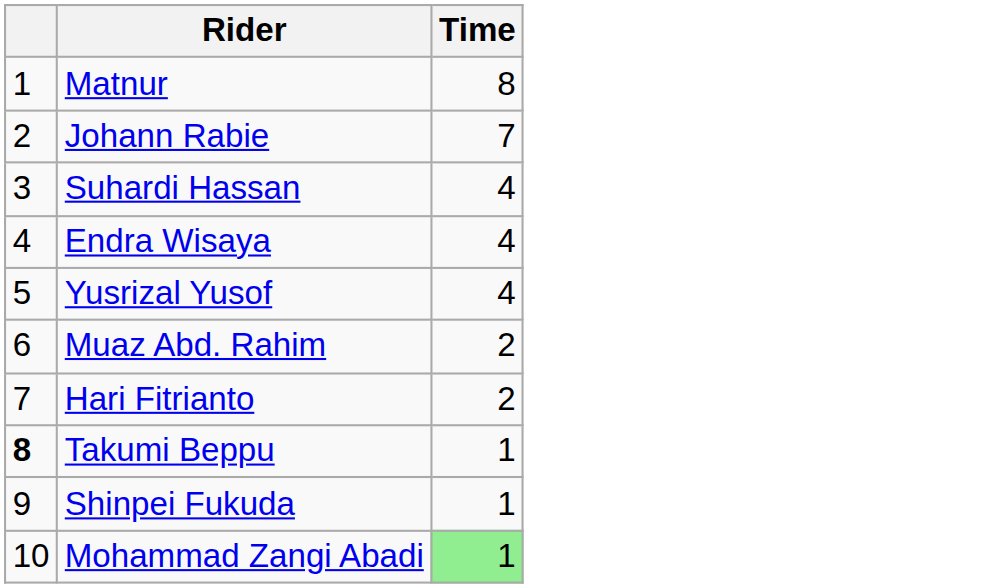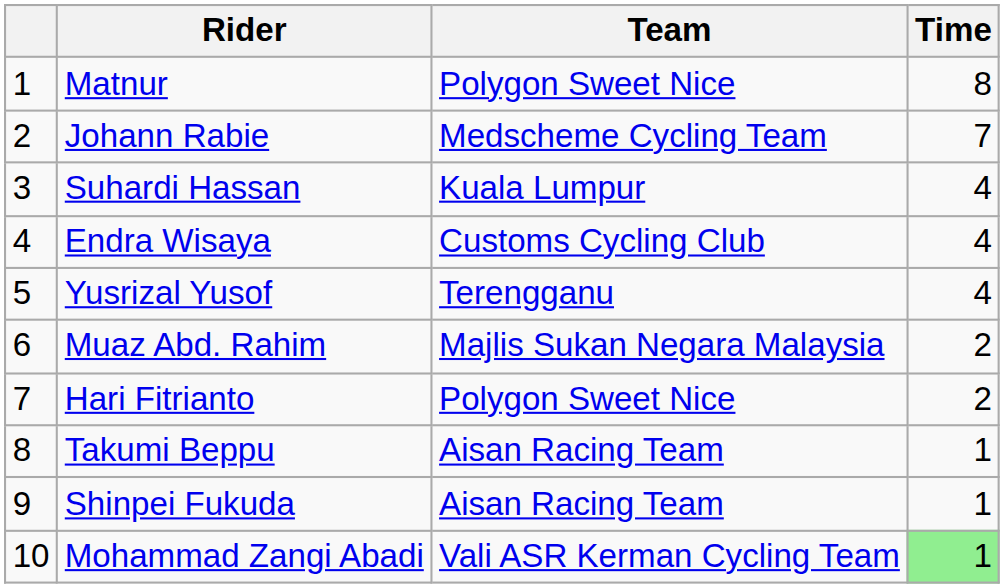+ column: (669, 30)
(22, 450) bold -> (22, 450) normal
